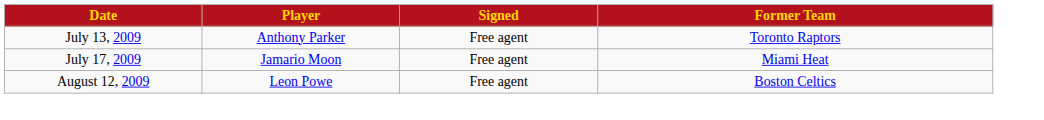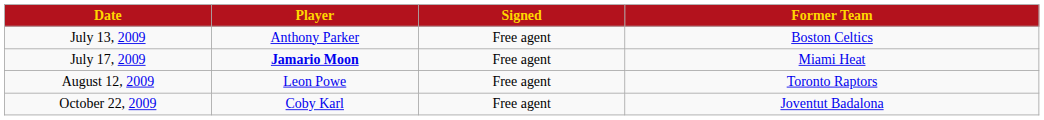(795, 37) Toronto Raptors -> (832, 37) Boston Celtics
(301, 59) normal -> (315, 59) bold
(795, 81) Boston Celtics -> (832, 81) Toronto Raptors
+ row: (108, 103)
